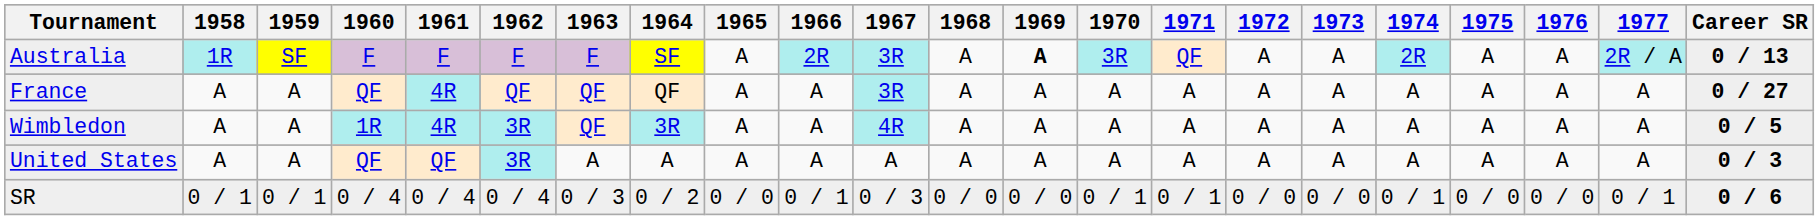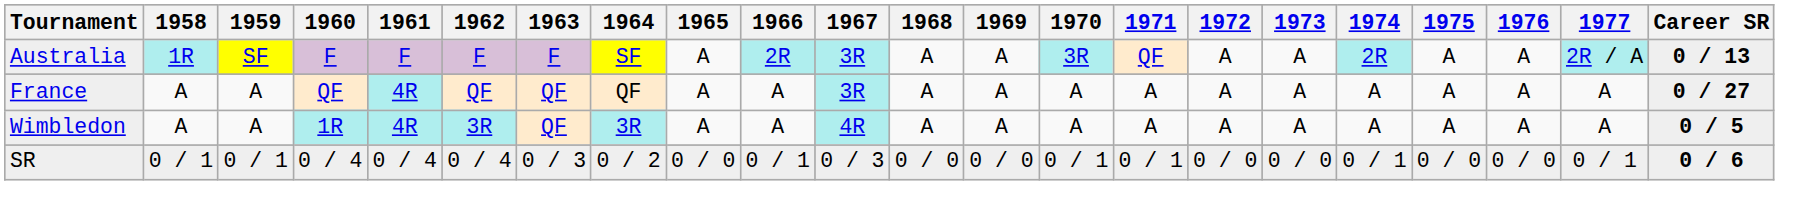(1040, 57) bold -> (1001, 57) normal
- row: (94, 162)
